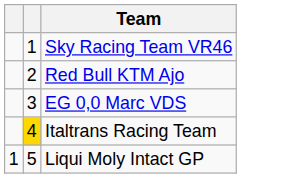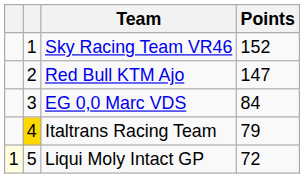+ column: (268, 19)
(14, 160) no background -> (14, 160) lightyellow background
